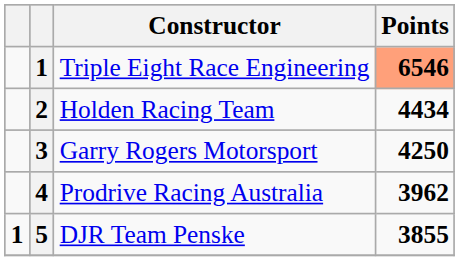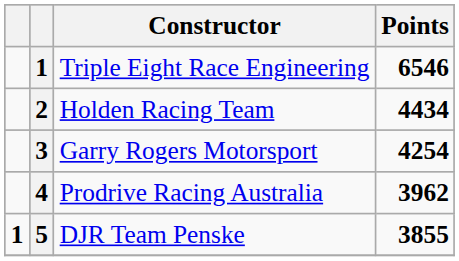(423, 67) lightsalmon background -> (423, 67) no background
(423, 151) 4250 -> (423, 151) 4254
